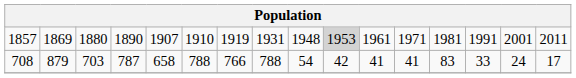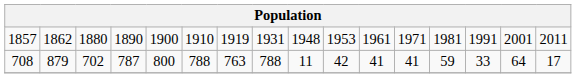(58, 38) 1869 -> (58, 38) 1862
(164, 38) 1907 -> (164, 38) 1900
(341, 38) lightgrey background -> (341, 38) no background
(93, 61) 703 -> (93, 61) 702
(164, 61) 658 -> (164, 61) 800
(235, 61) 766 -> (235, 61) 763
(306, 61) 54 -> (306, 61) 11
(448, 61) 83 -> (448, 61) 59
(518, 61) 24 -> (518, 61) 64
